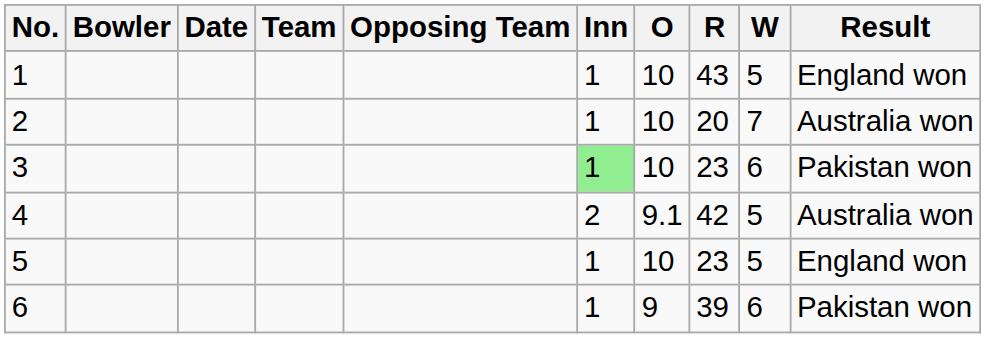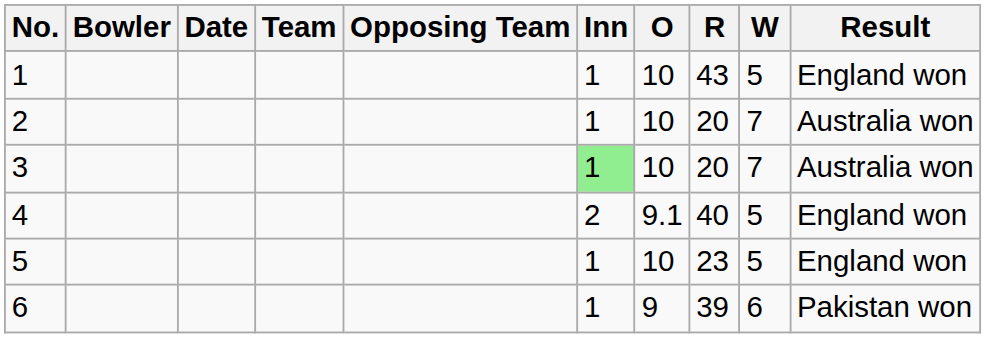(713, 167) 23 -> (713, 167) 20
(755, 167) 6 -> (755, 167) 7
(885, 167) Pakistan won -> (885, 167) Australia won
(713, 214) 42 -> (713, 214) 40
(885, 214) Australia won -> (882, 214) England won
